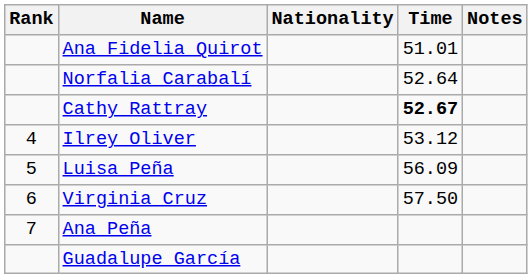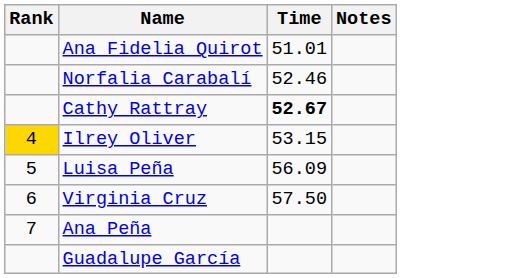- column: (333, 20)
(430, 80) 52.64 -> (299, 80) 52.46
(31, 140) no background -> (31, 140) gold background
(430, 140) 53.12 -> (299, 140) 53.15
